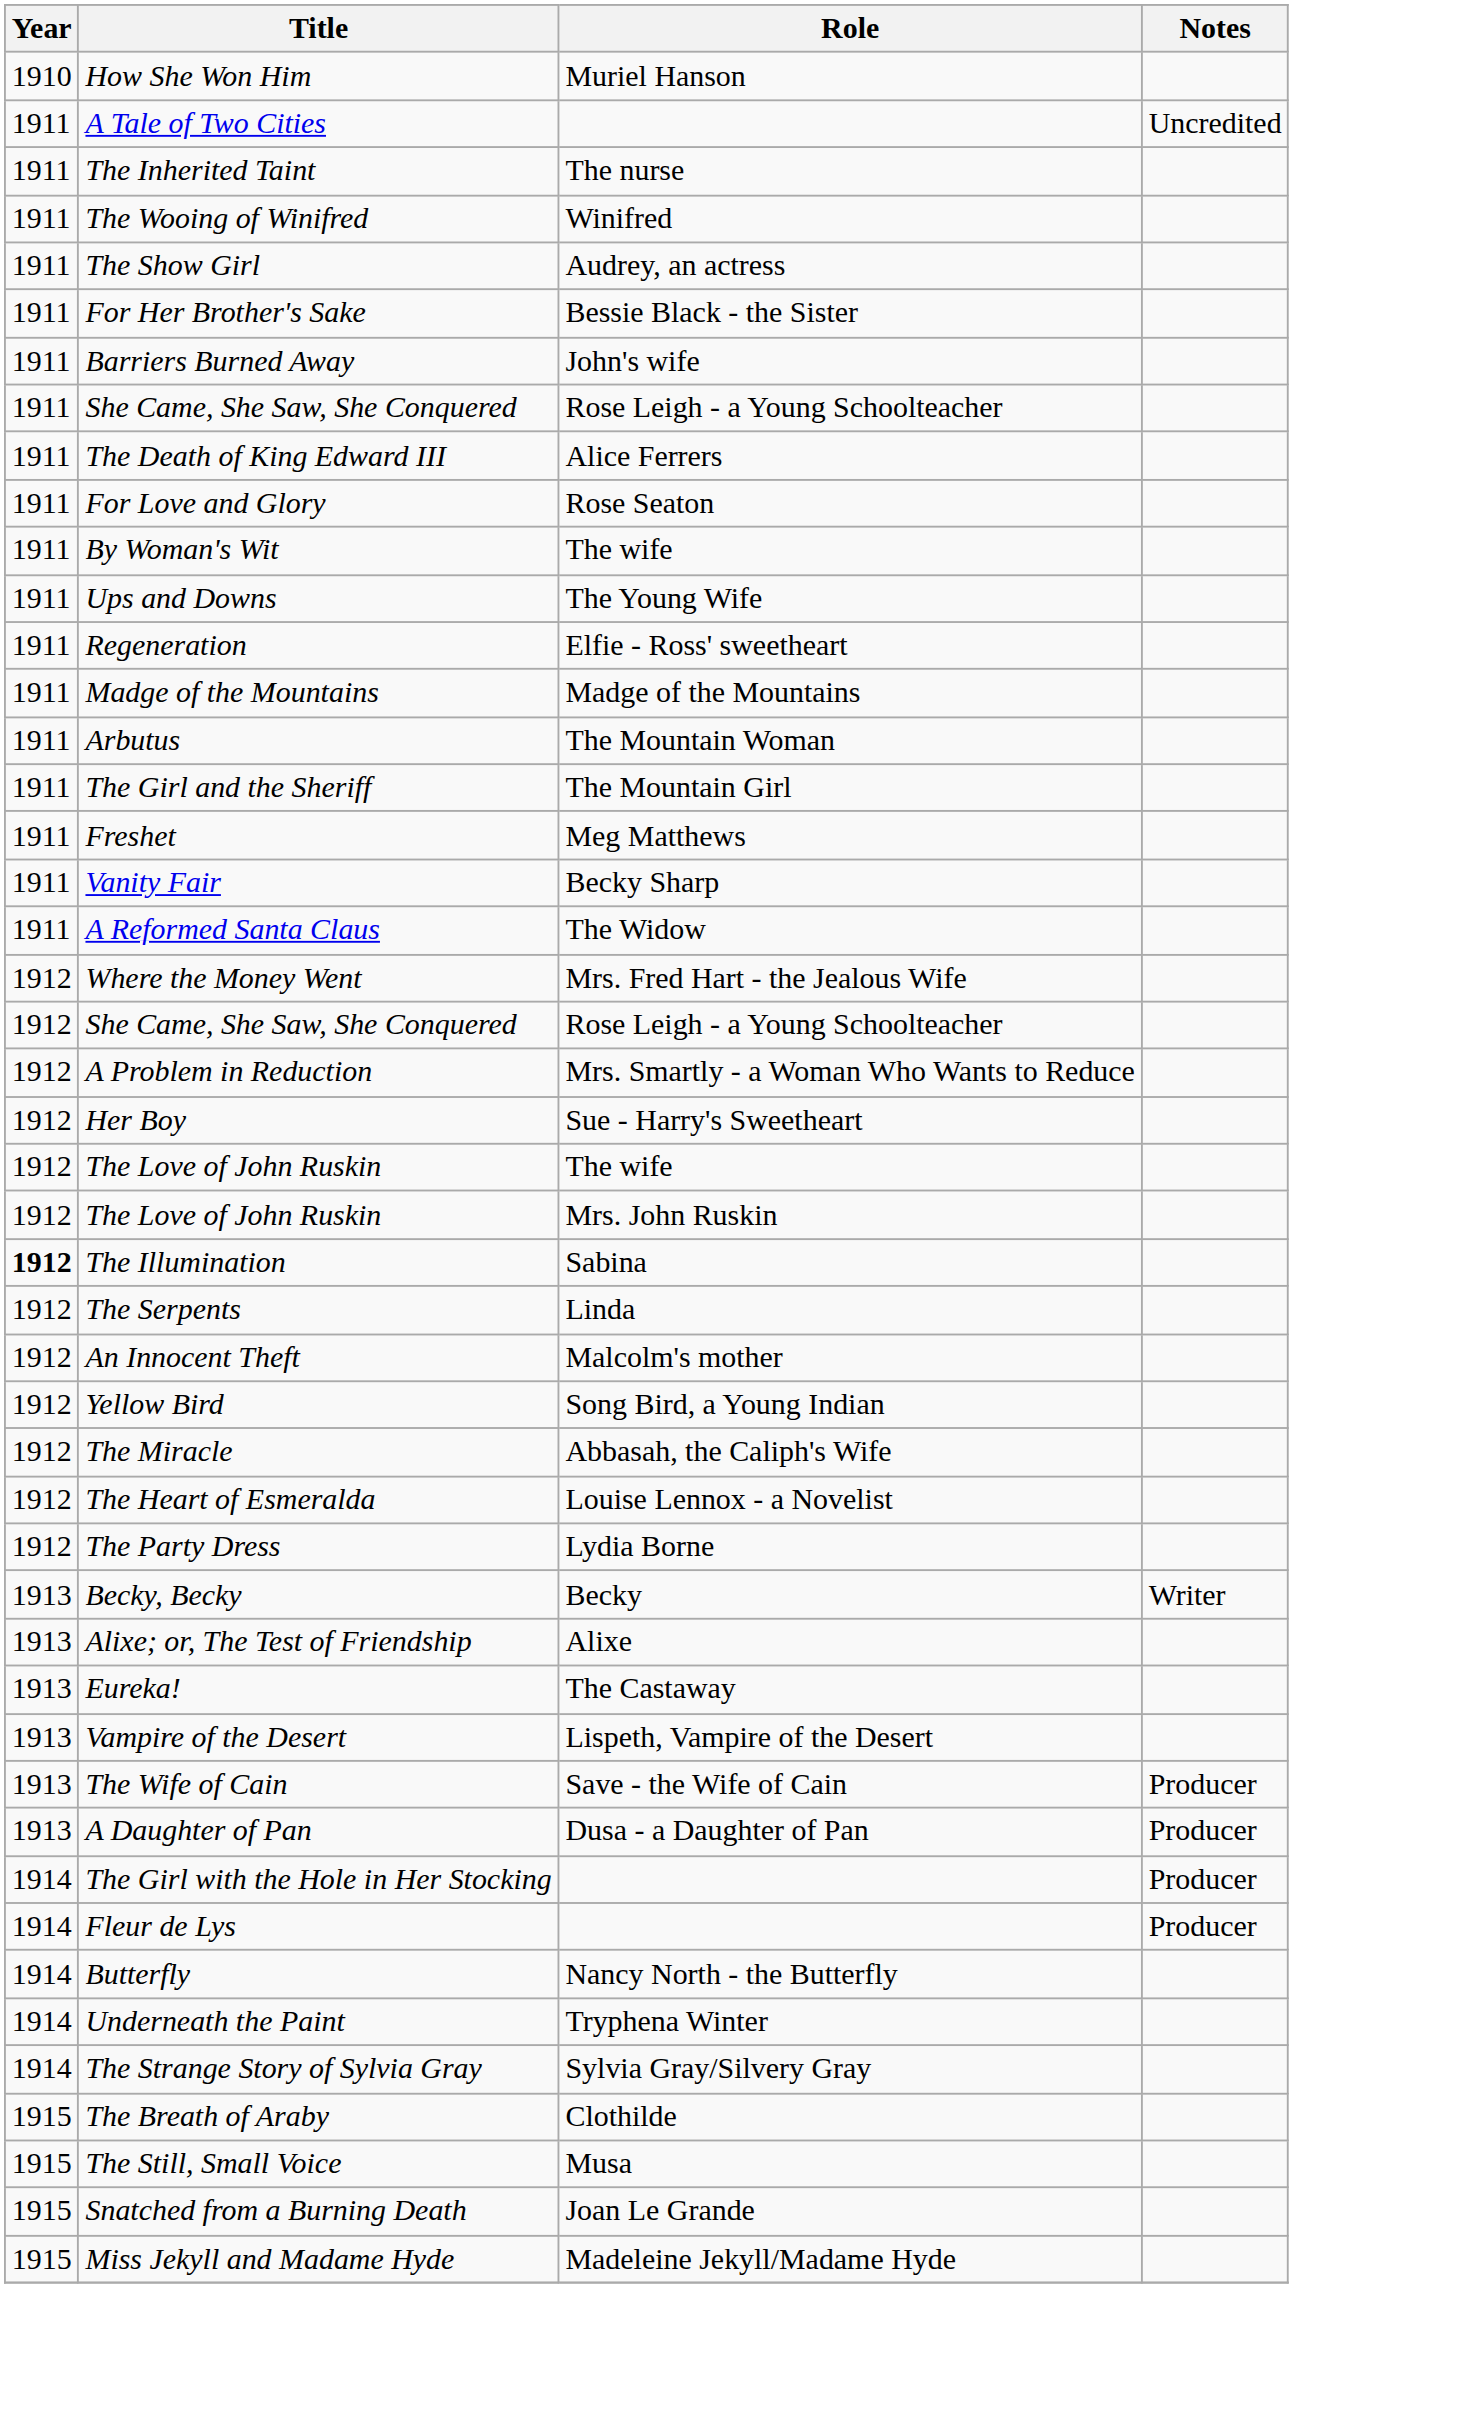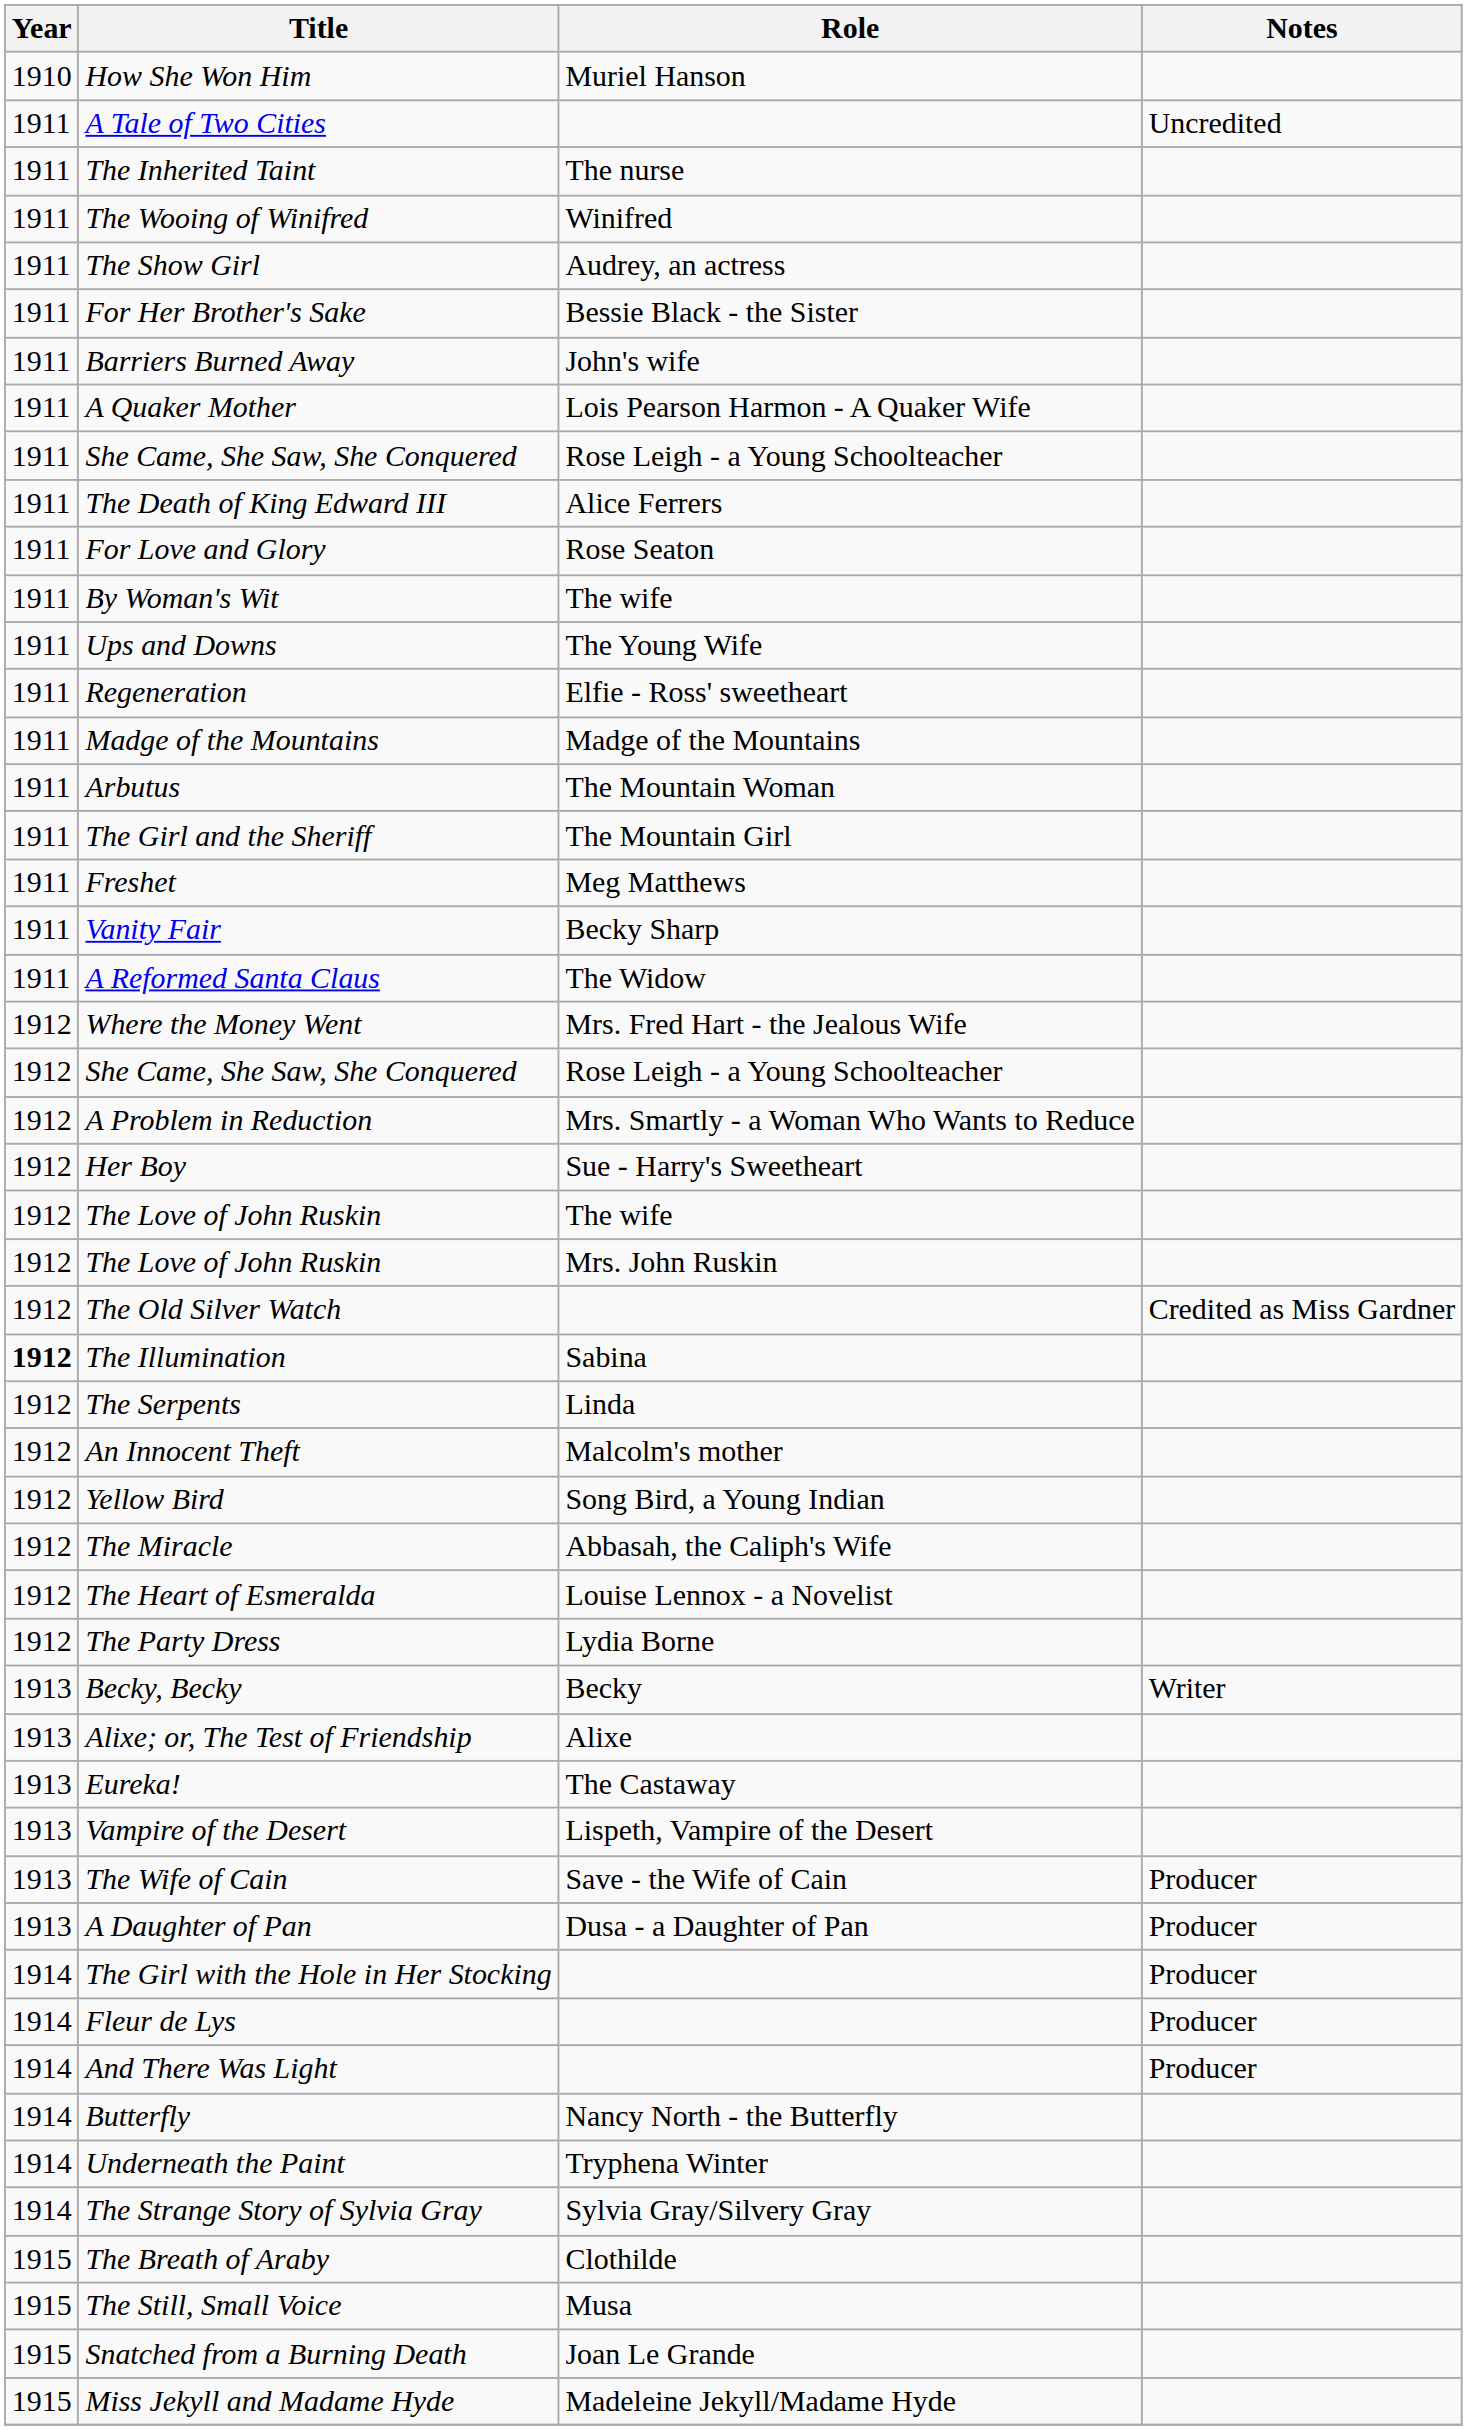+ row: (191, 407)
+ row: (213, 1309)
+ row: (211, 2068)
